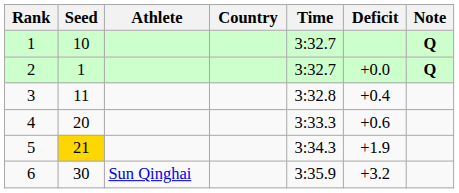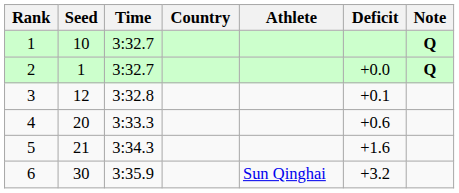columns swapped: (157, 17) <-> (315, 17)
(81, 95) 11 -> (81, 95) 12
(375, 95) +0.4 -> (375, 95) +0.1
(81, 148) gold background -> (81, 148) no background
(375, 148) +1.9 -> (375, 148) +1.6
